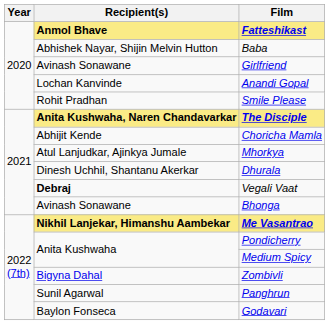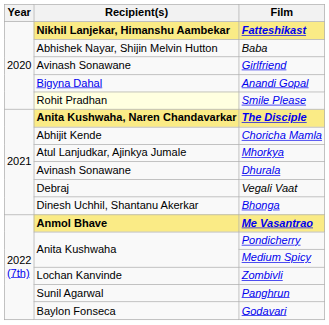(72, 30) Anmol Bhave -> (133, 30) Nikhil Lanjekar, Himanshu Aambekar
(79, 83) Lochan Kanvinde -> (69, 83) Bigyna Dahal
(72, 100) no background -> (72, 100) lightyellow background
(118, 170) Dinesh Uchhil, Shantanu Akerkar -> (84, 170) Avinash Sonawane
(54, 188) bold -> (53, 188) normal
(84, 205) Avinash Sonawane -> (118, 205) Dinesh Uchhil, Shantanu Akerkar
(133, 223) Nikhil Lanjekar, Himanshu Aambekar -> (72, 223) Anmol Bhave
(69, 275) Bigyna Dahal -> (79, 275) Lochan Kanvinde
